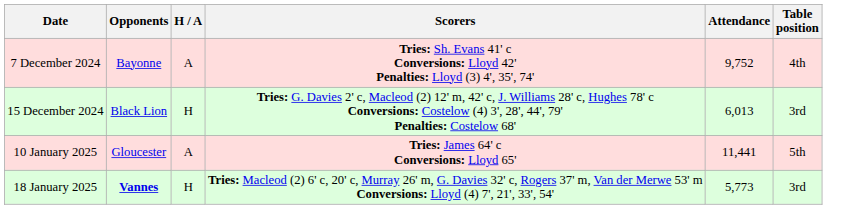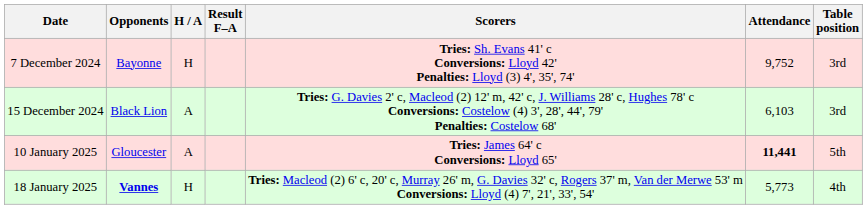+ column: (225, 21)
(188, 63) A -> (188, 63) H
(797, 63) 4th -> (838, 63) 3rd
(188, 111) H -> (188, 111) A
(739, 111) 6,013 -> (779, 111) 6,103
(739, 152) normal -> (779, 152) bold
(797, 187) 3rd -> (838, 187) 4th
